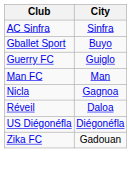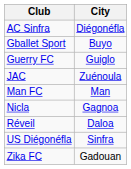(100, 28) Sinfra -> (100, 28) Diégonéfla
+ row: (16, 76)
(100, 124) Diégonéfla -> (100, 140) Sinfra
